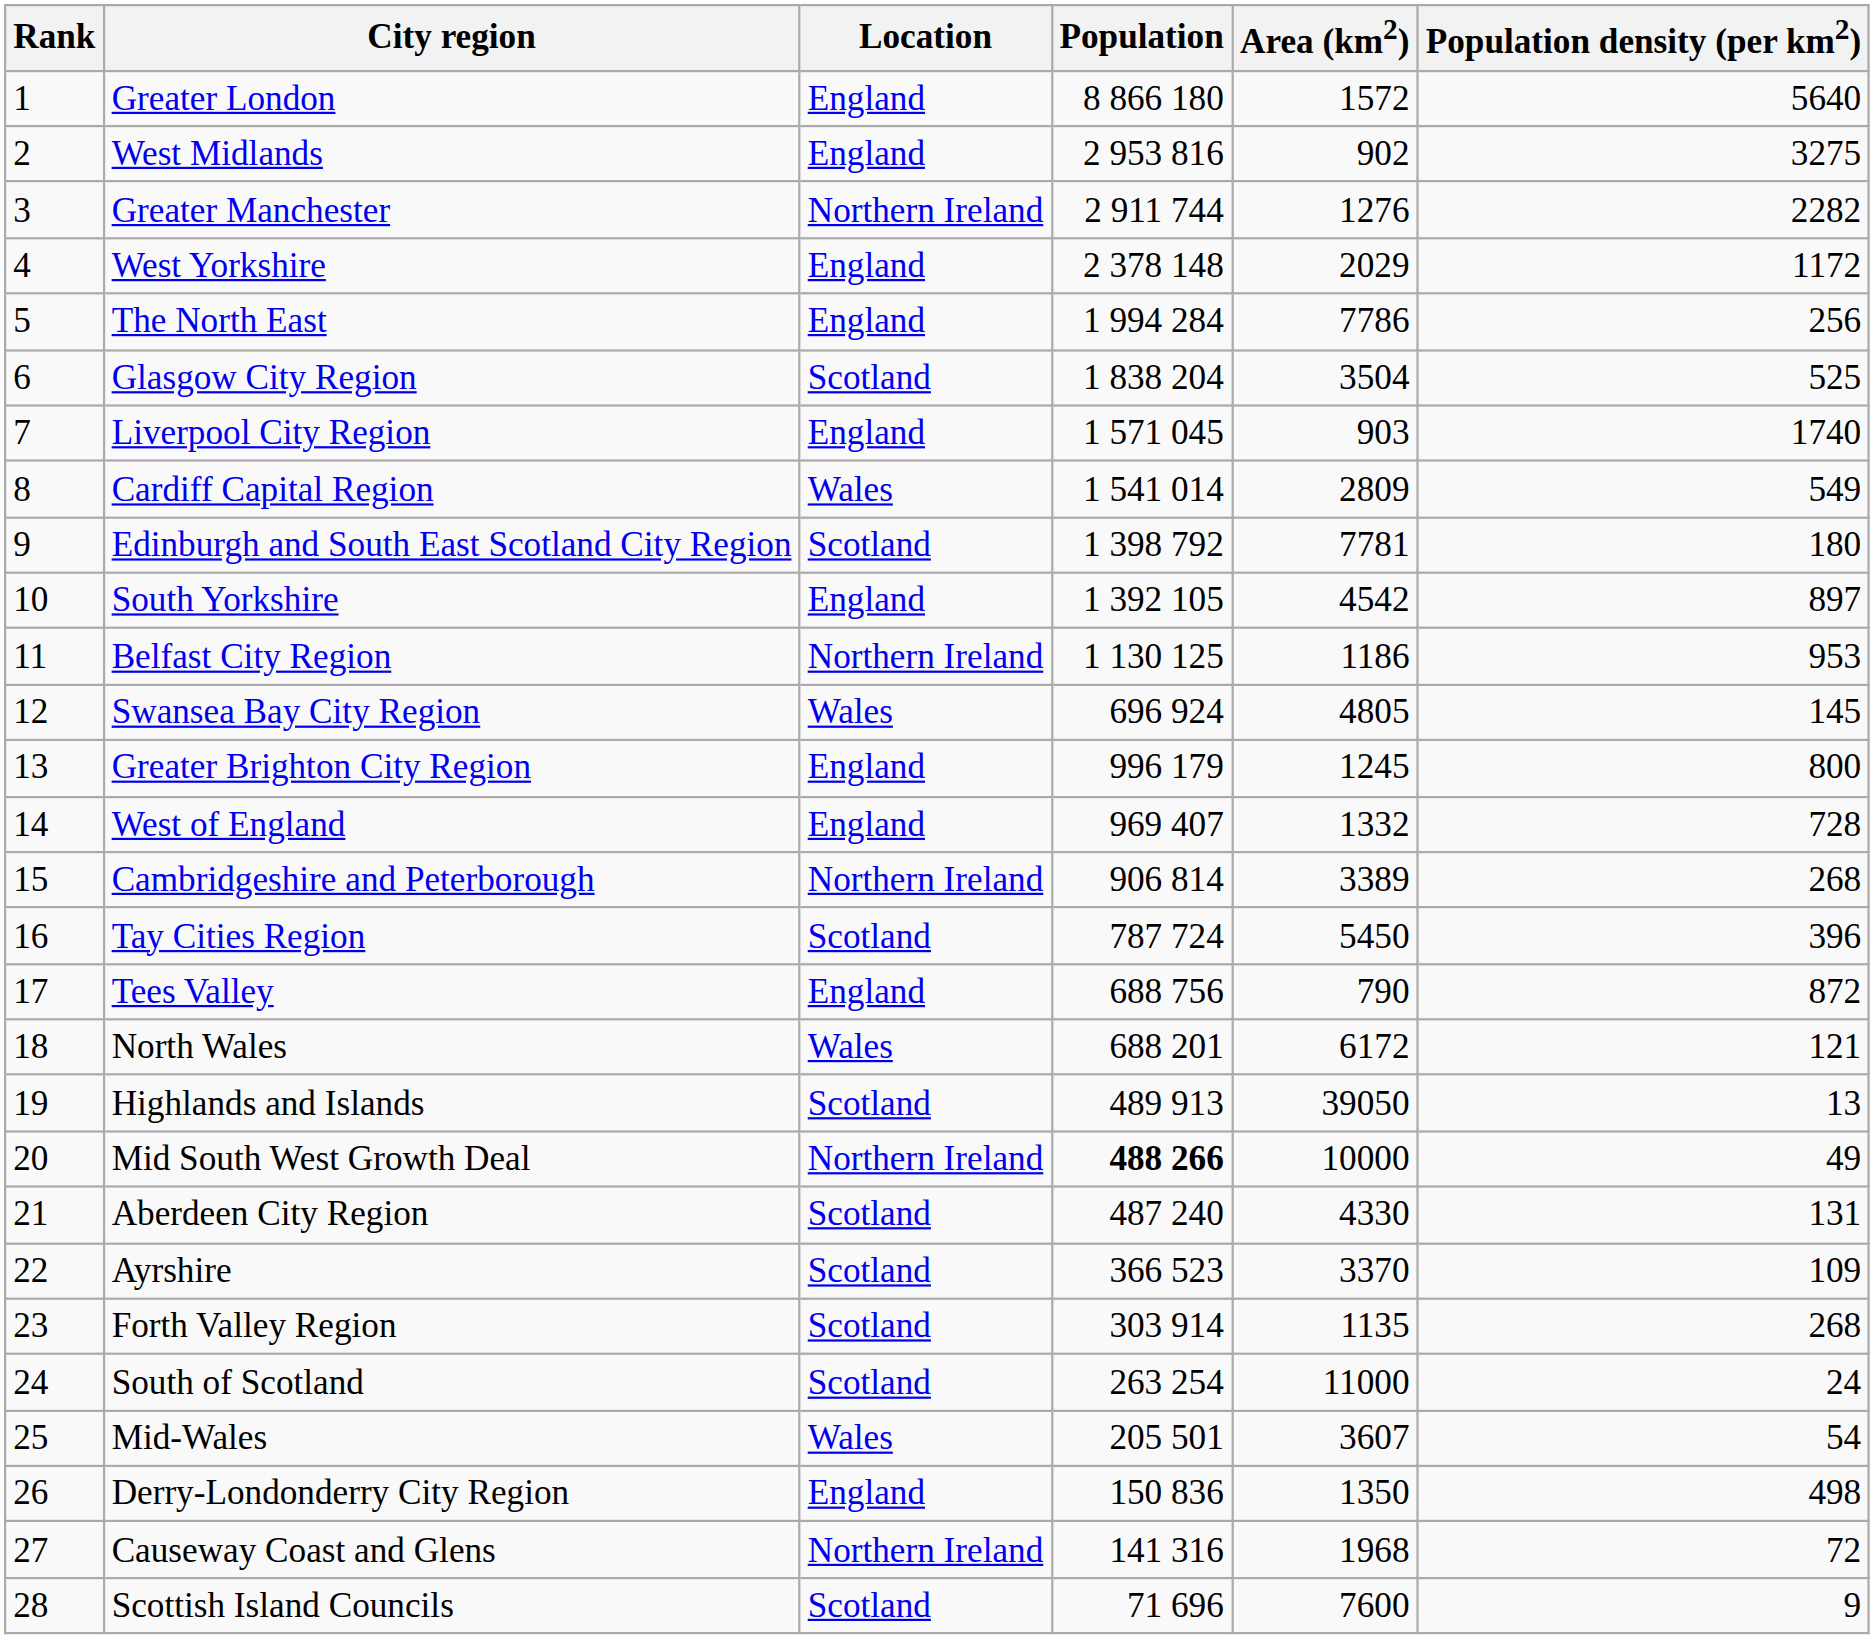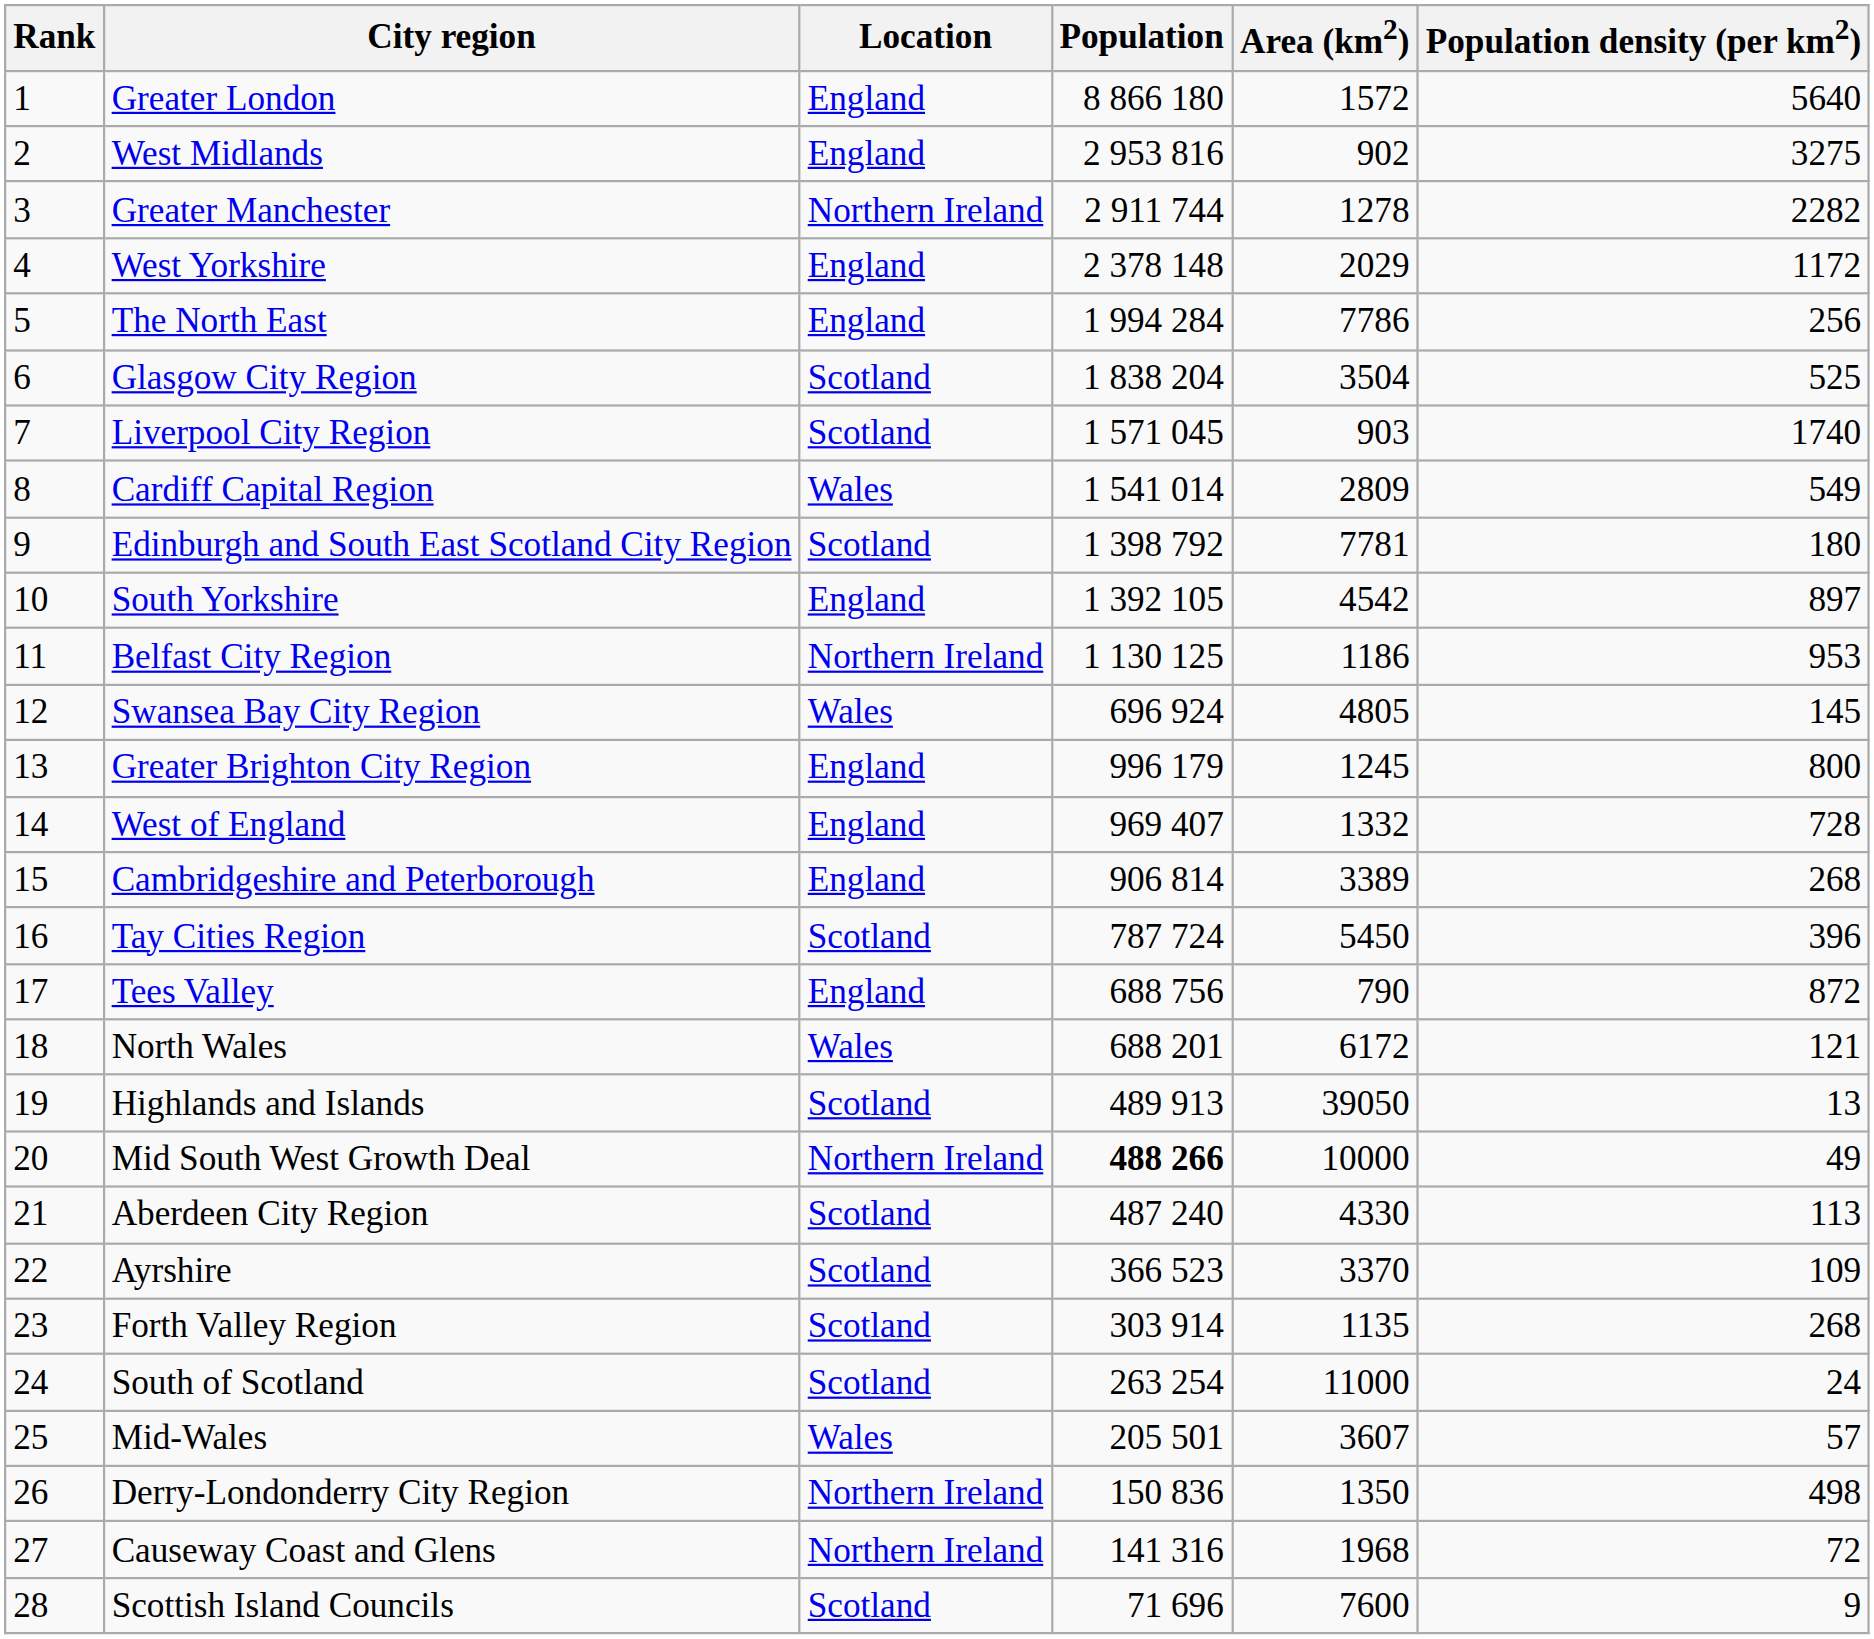(1374, 209) 1276 -> (1374, 209) 1278
(866, 432) England -> (869, 432) Scotland
(925, 879) Northern Ireland -> (866, 879) England
(1835, 1214) 131 -> (1835, 1214) 113
(1844, 1437) 54 -> (1844, 1437) 57
(866, 1493) England -> (925, 1493) Northern Ireland
